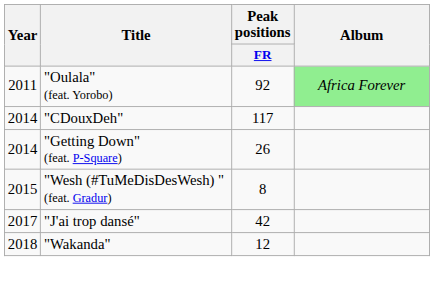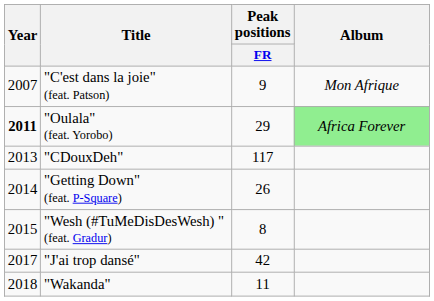+ row: (100, 86)
(23, 86) normal -> (23, 126) bold
(263, 86) 92 -> (263, 126) 29
(23, 117) 2014 -> (23, 157) 2013
(263, 244) 12 -> (263, 284) 11
